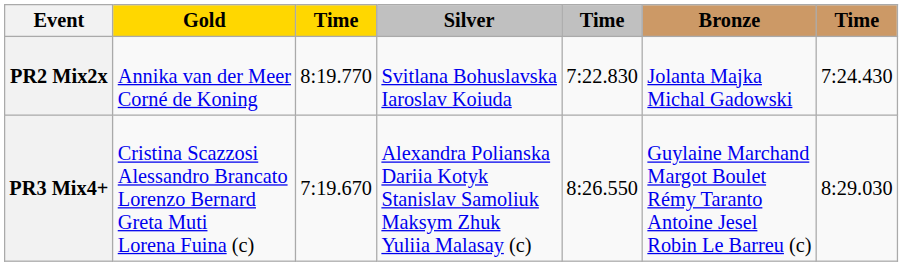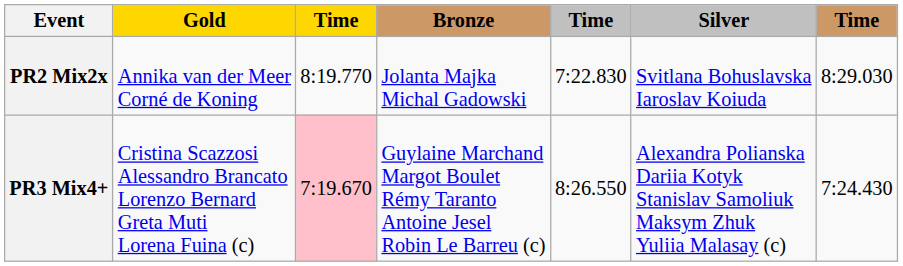columns swapped: (469, 20) <-> (729, 20)
(857, 75) 7:24.430 -> (857, 75) 8:29.030
(336, 187) no background -> (336, 187) pink background
(857, 187) 8:29.030 -> (857, 187) 7:24.430
